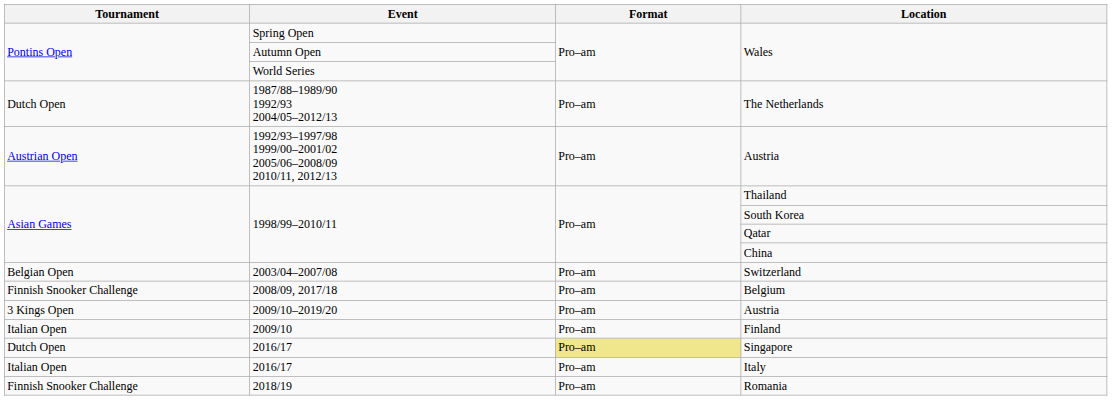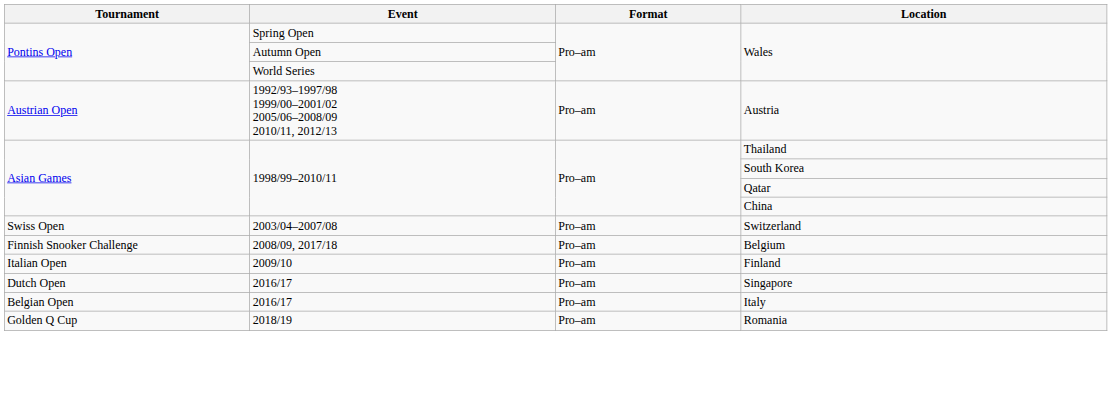- row: (295, 103)
(40, 271) Belgian Open -> (36, 225) Swiss Open
- row: (295, 309)
(577, 347) khaki background -> (577, 282) no background
(37, 366) Italian Open -> (40, 301) Belgian Open
(72, 386) Finnish Snooker Challenge -> (42, 320) Golden Q Cup
